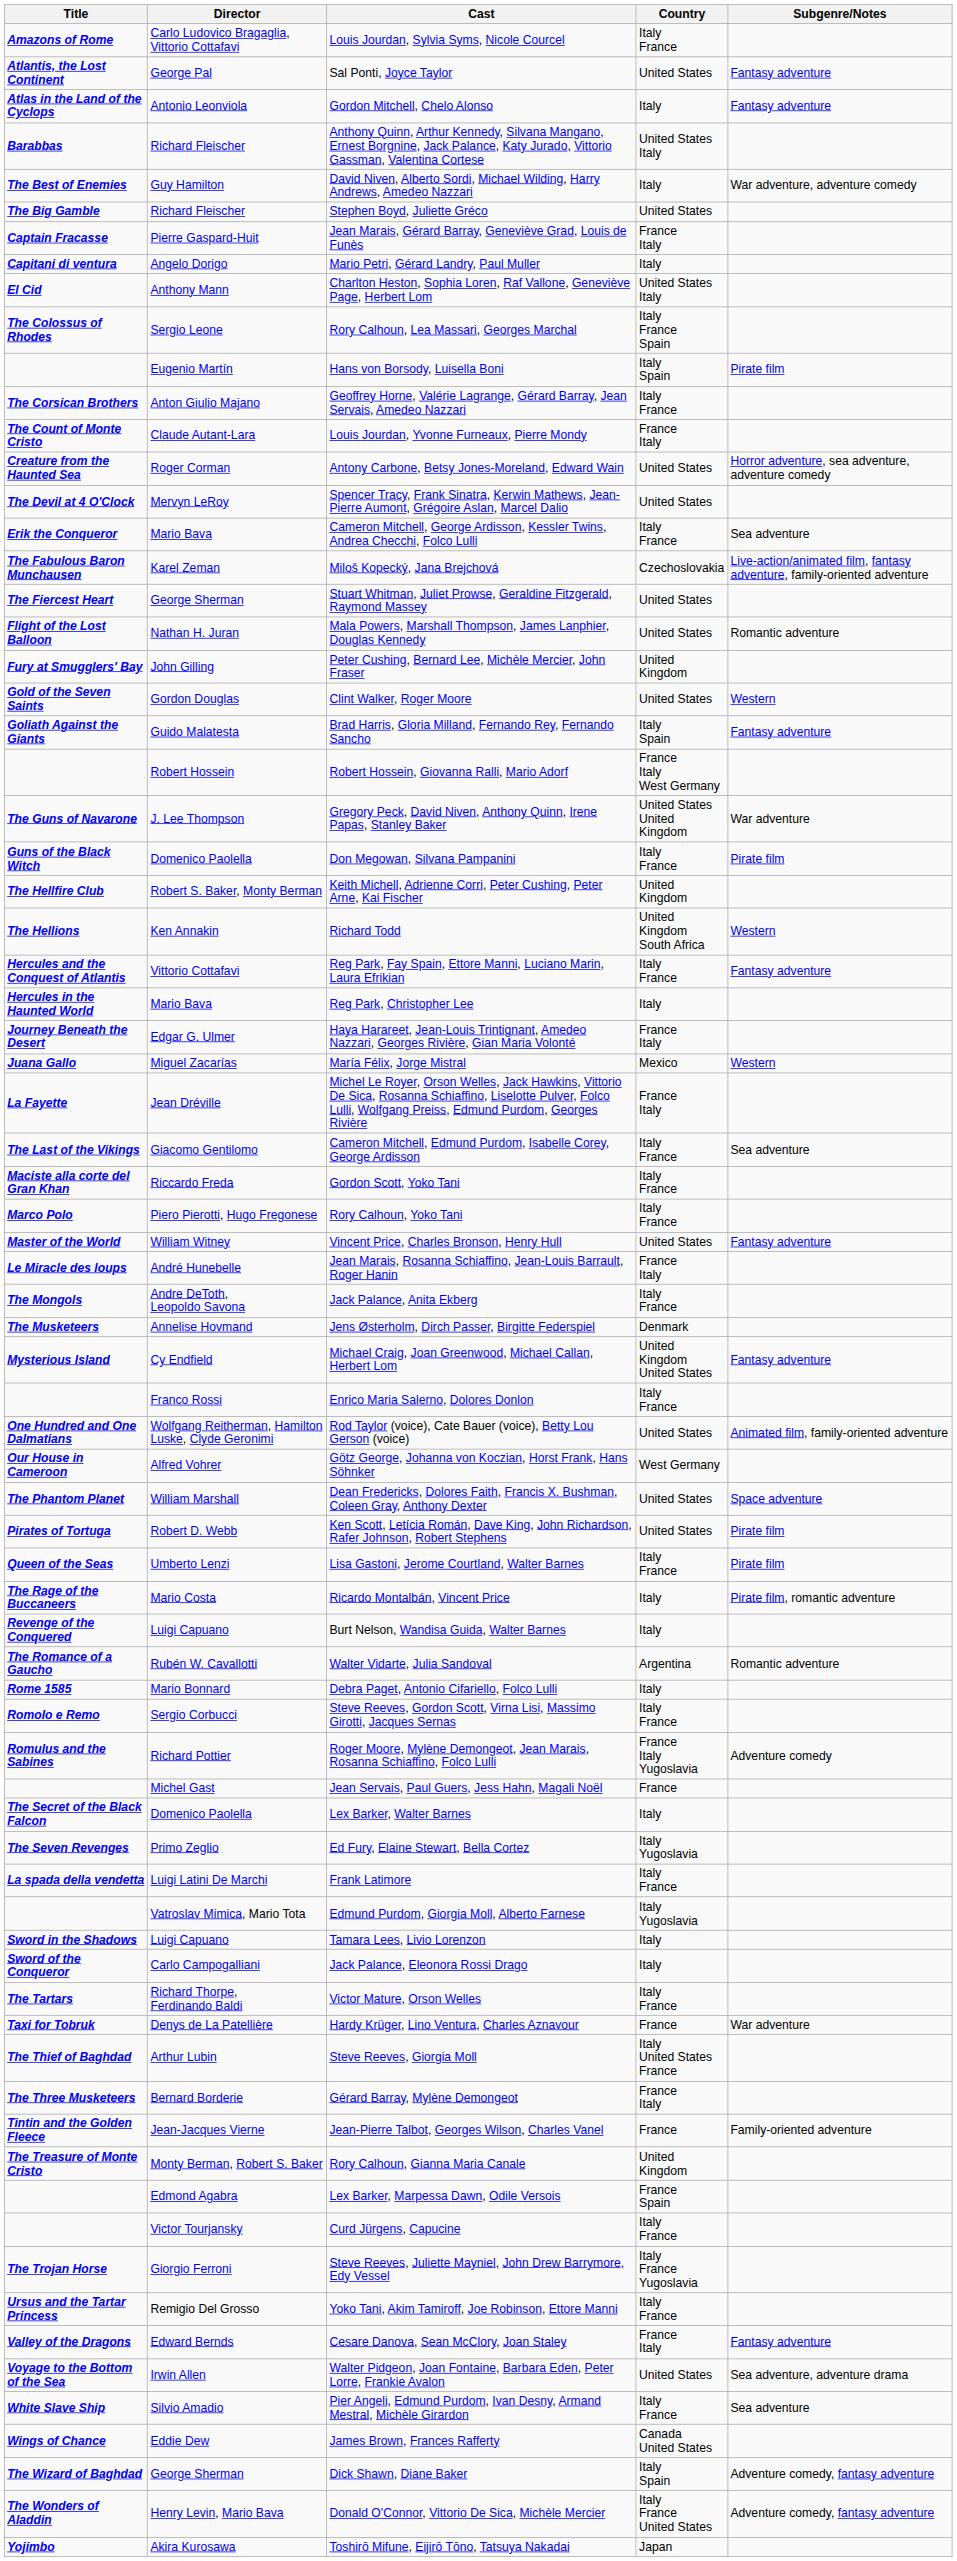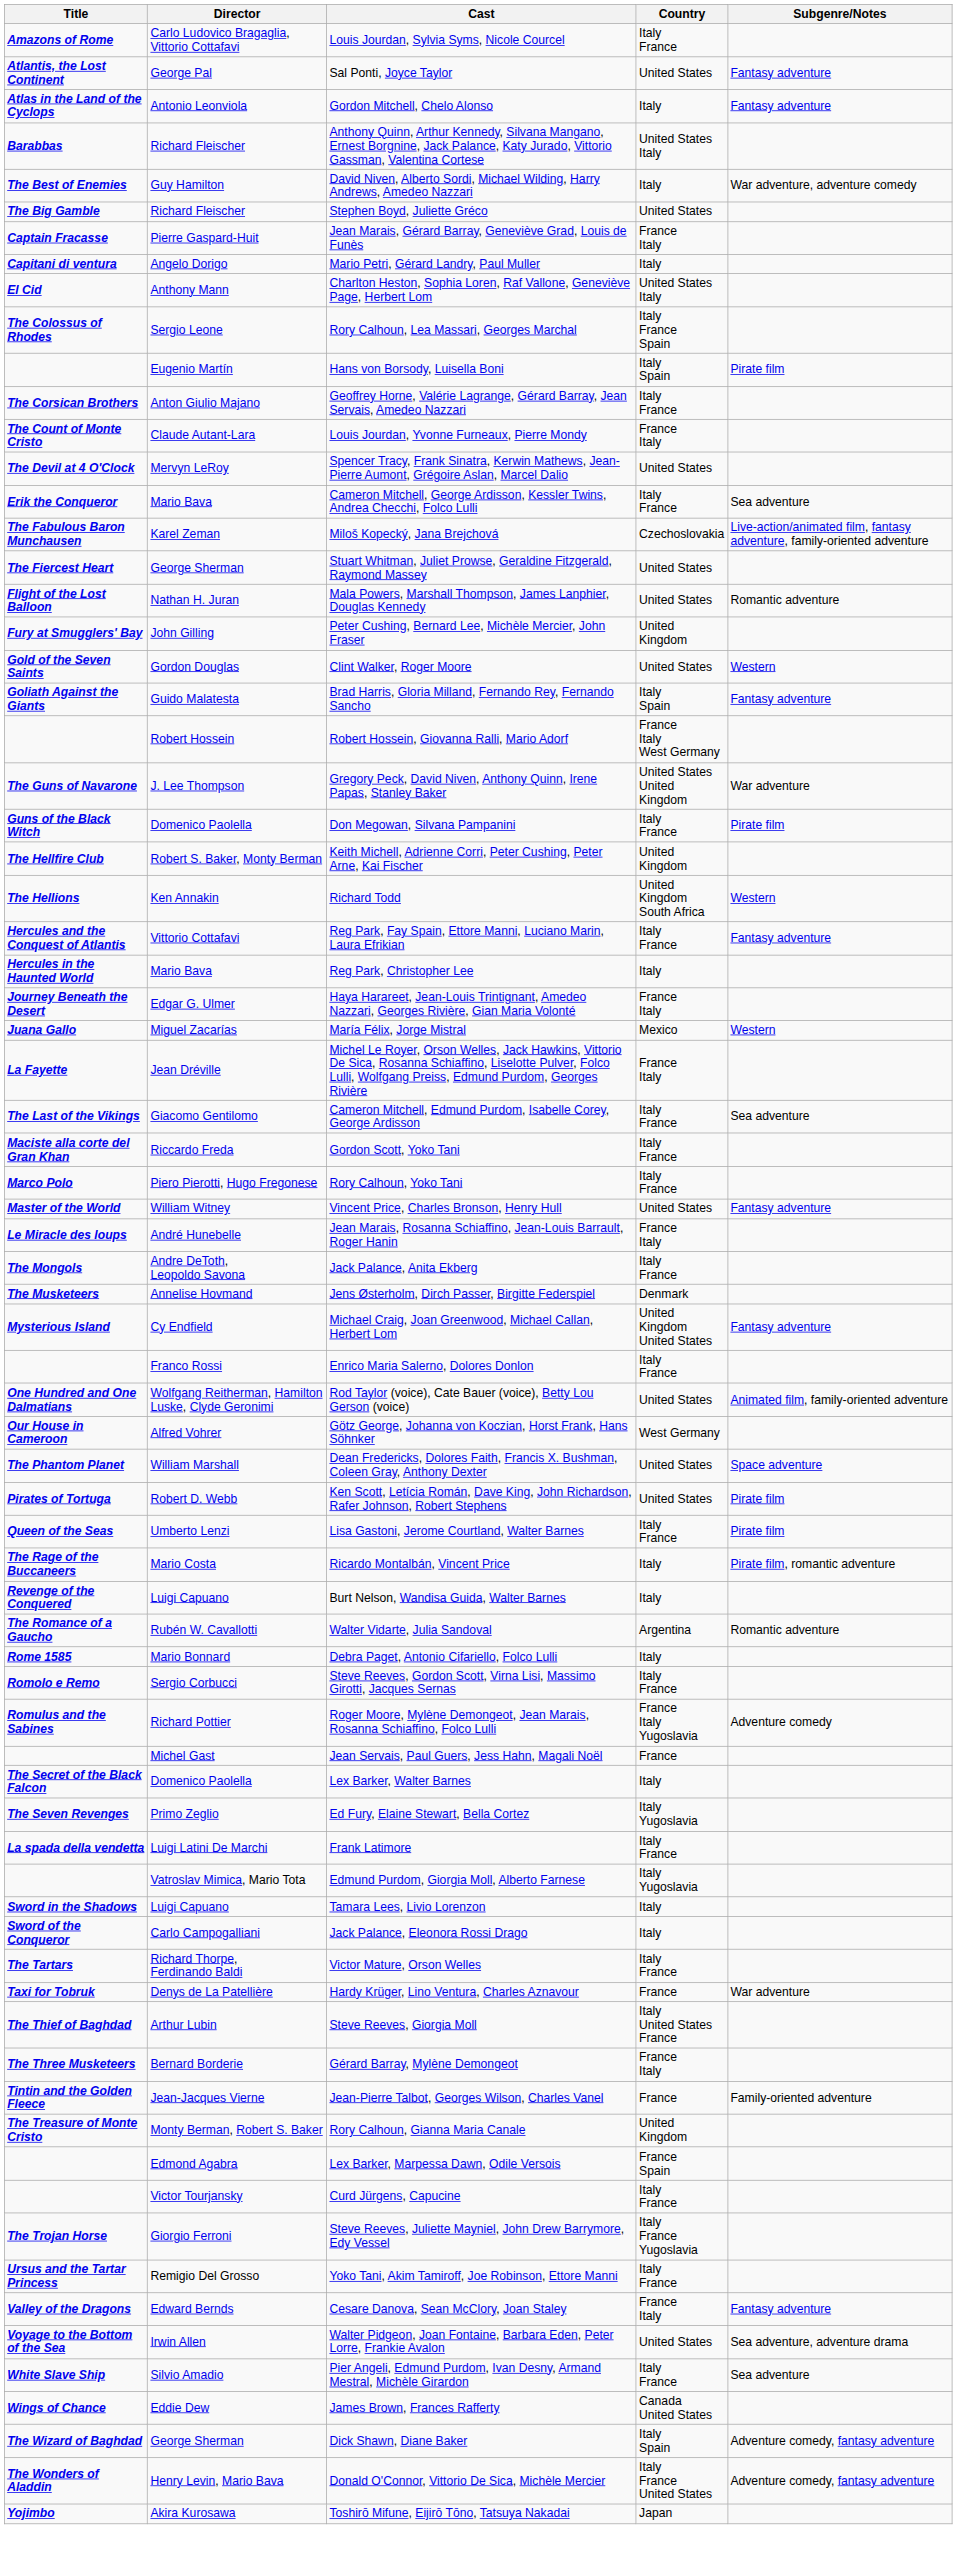- row: (477, 468)
